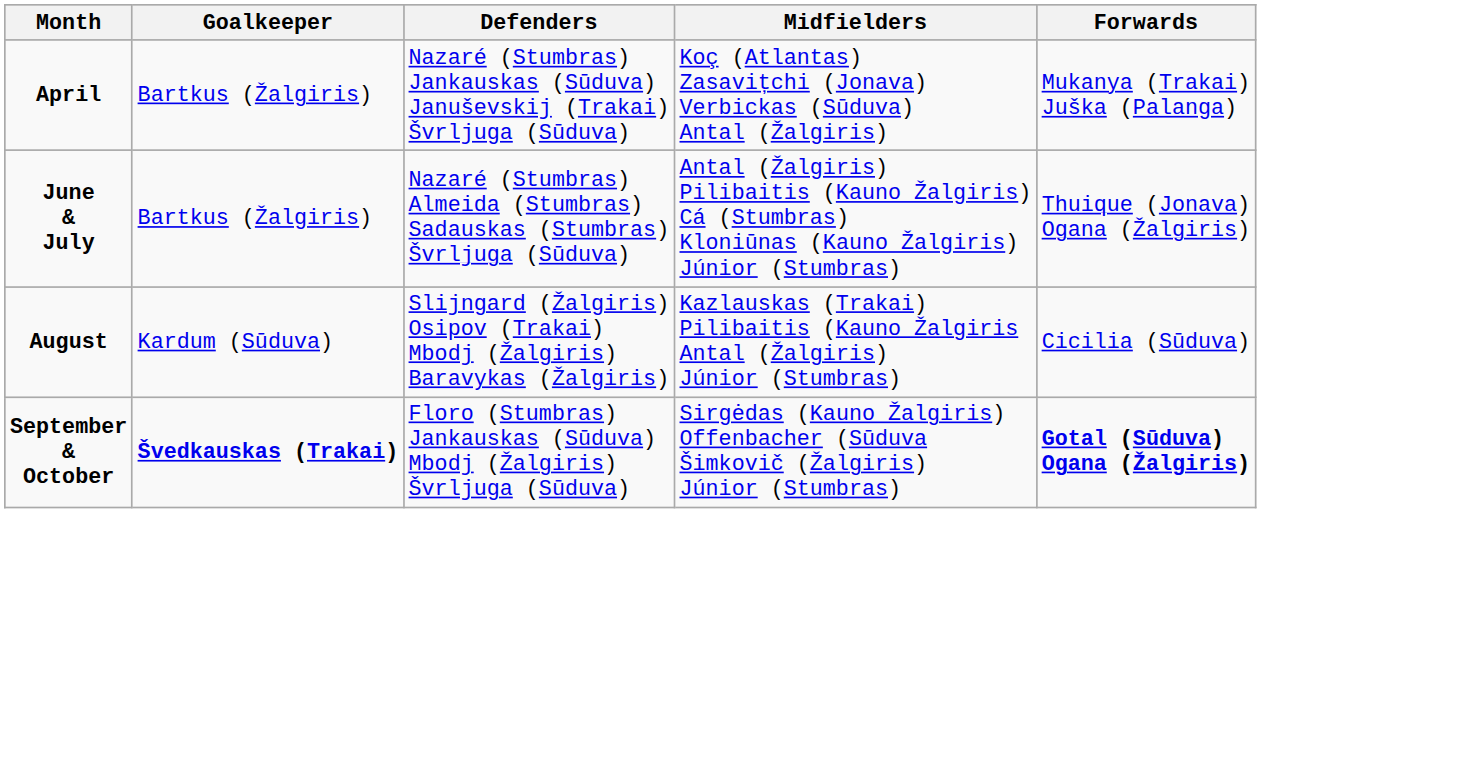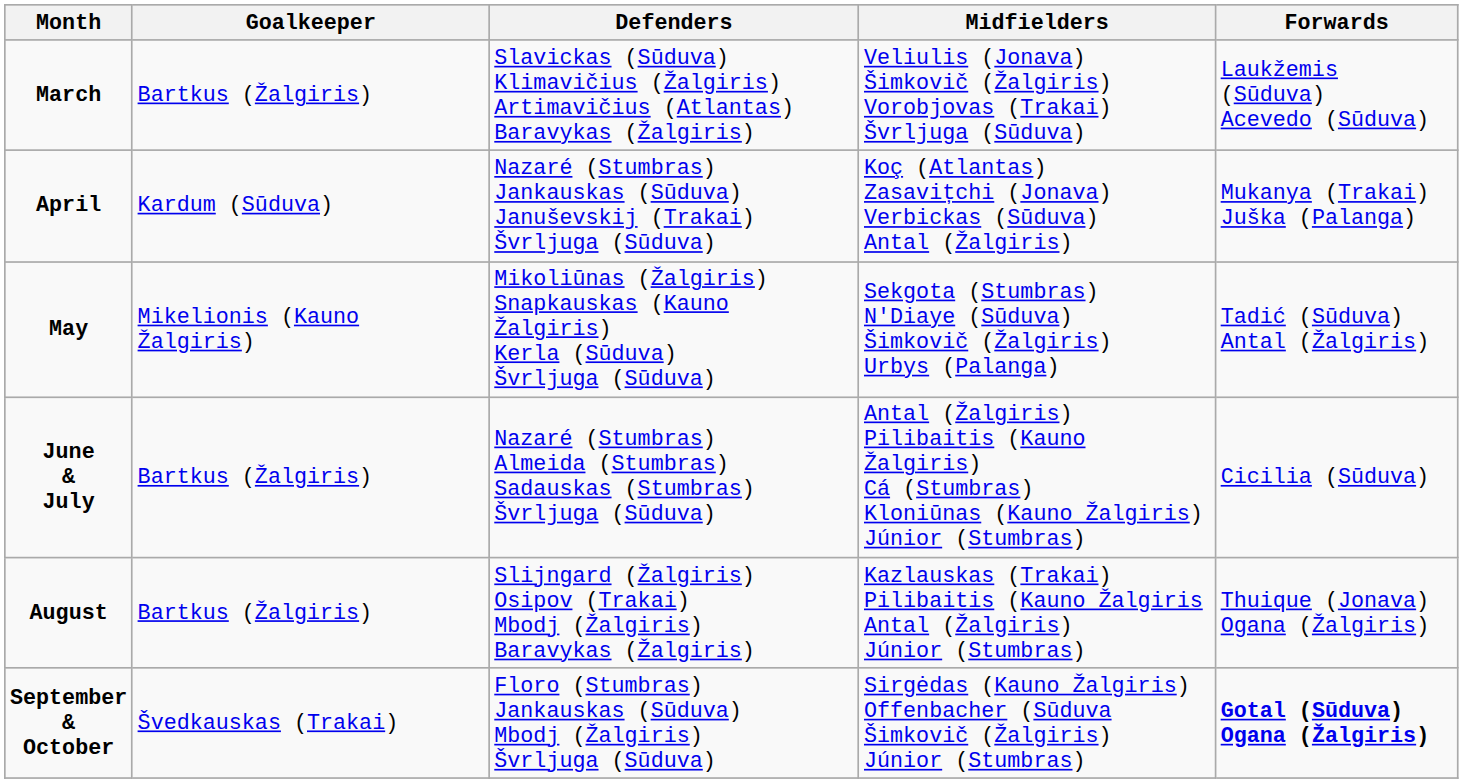+ row: (69, 95)
(255, 95) Bartkus (Žalgiris) -> (235, 206) Kardum (Sūduva)
+ row: (69, 329)
(1146, 219) Thuique (Jonava) Ogana (Žalgiris) -> (1325, 477) Cicilia (Sūduva)
(235, 342) Kardum (Sūduva) -> (255, 613) Bartkus (Žalgiris)
(1146, 342) Cicilia (Sūduva) -> (1325, 613) Thuique (Jonava) Ogana (Žalgiris)
(268, 452) bold -> (268, 723) normal
